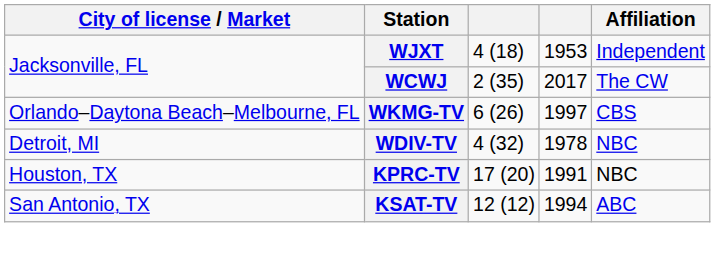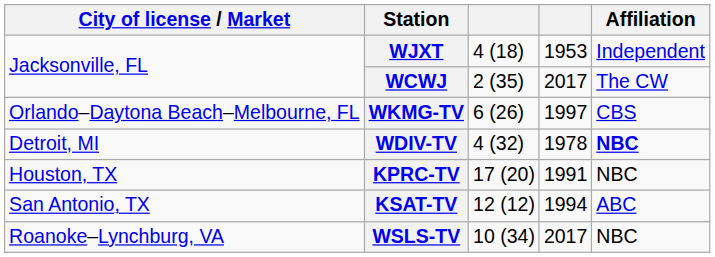(617, 143) normal -> (617, 143) bold
+ row: (416, 236)
